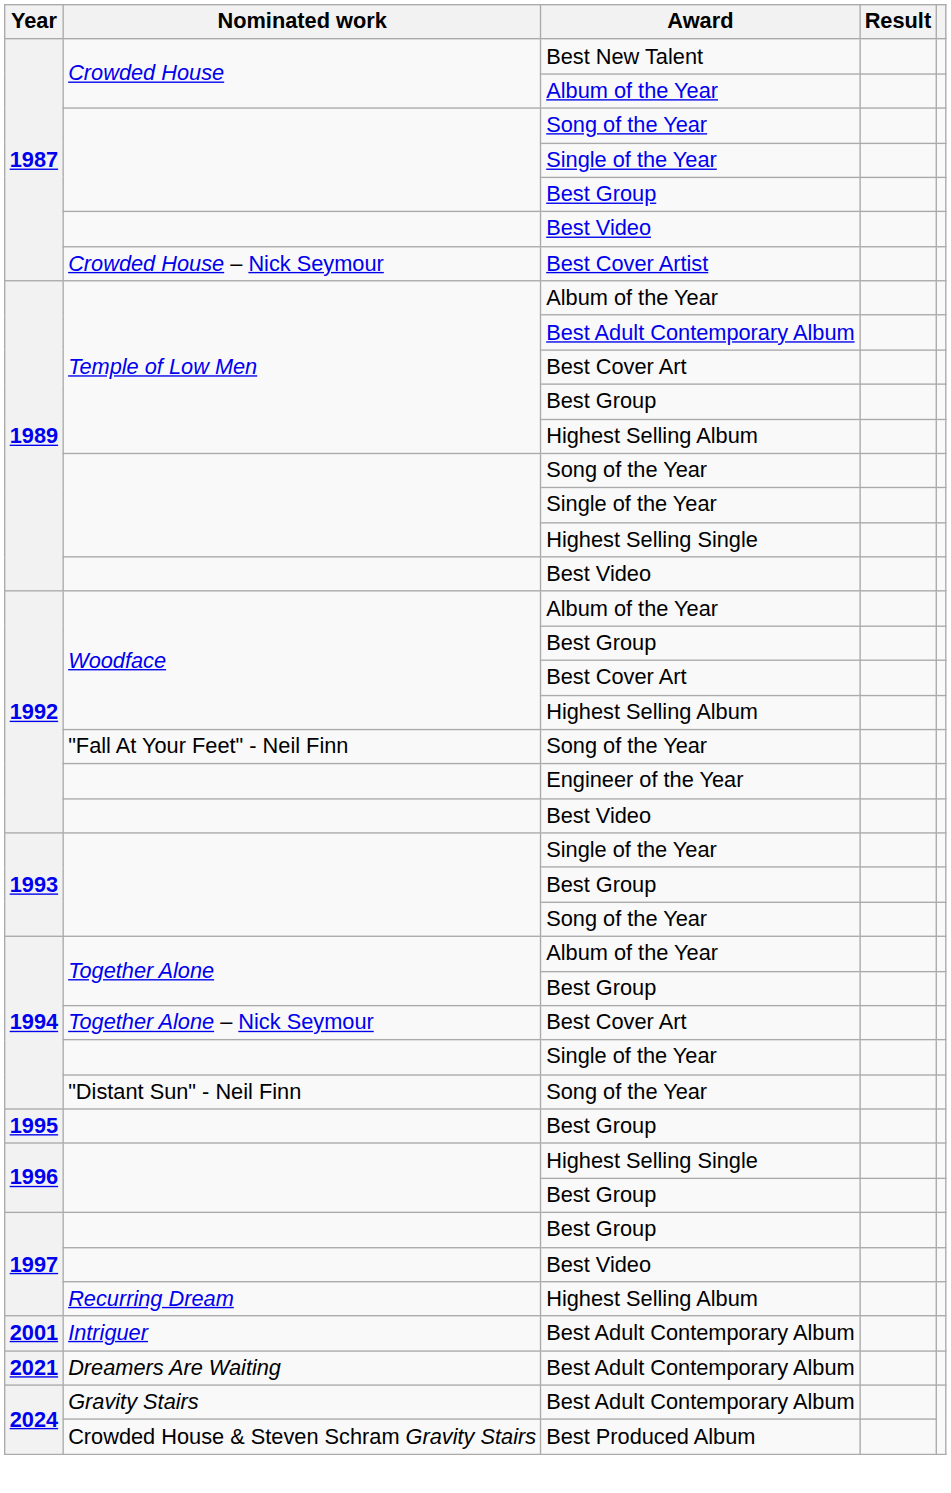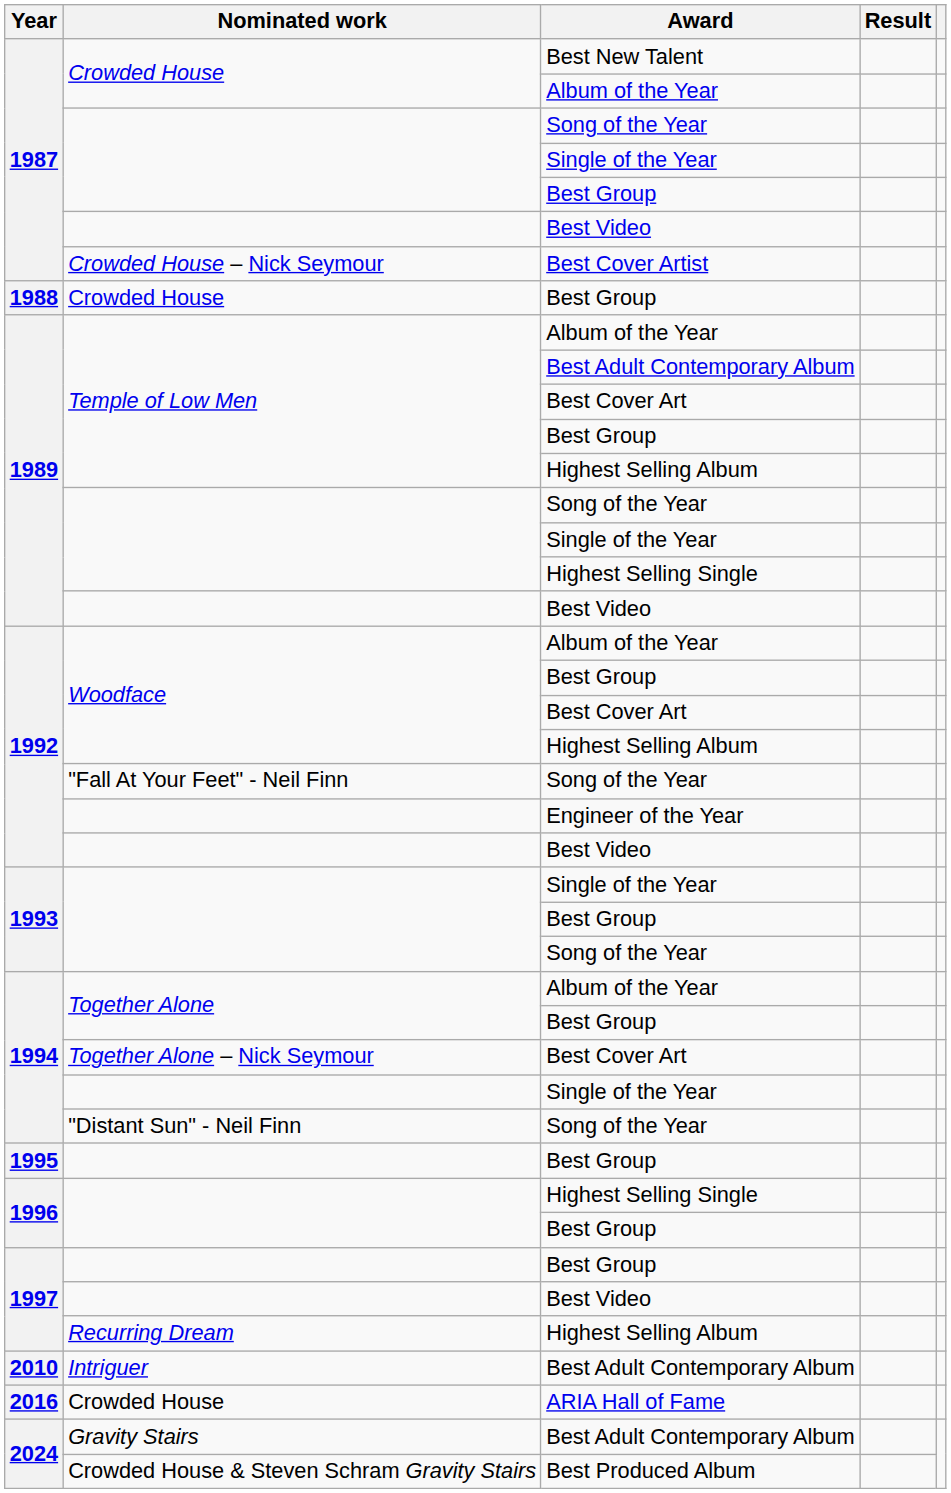+ row: (146, 297)
(34, 1333) 2001 -> (34, 1367) 2010
+ row: (146, 1402)
- row: (175, 1367)
